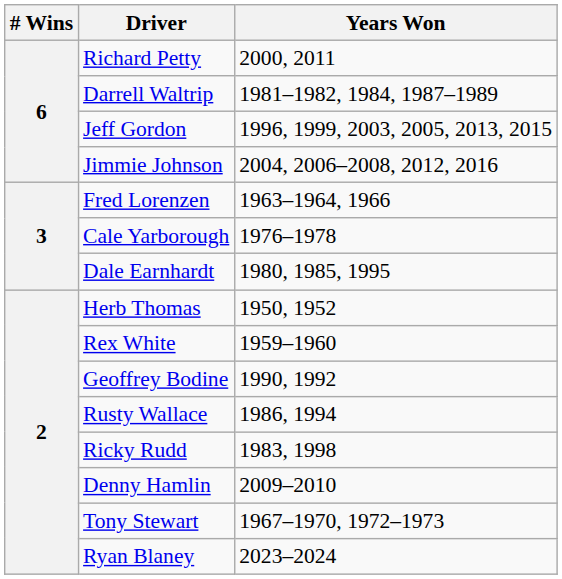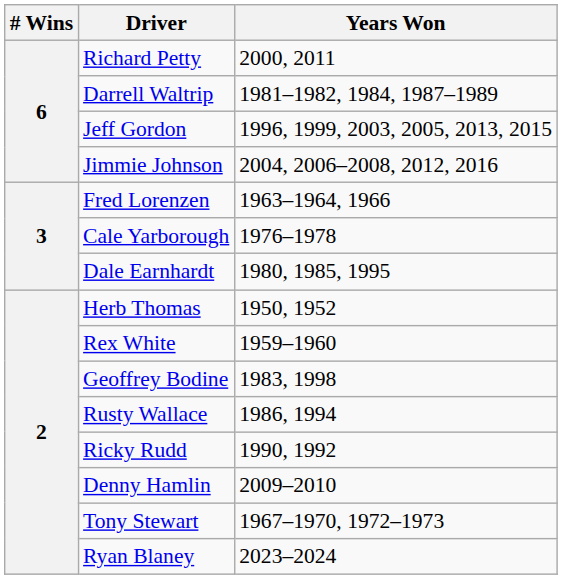(288, 378) 1990, 1992 -> (288, 378) 1983, 1998
(288, 449) 1983, 1998 -> (288, 449) 1990, 1992
